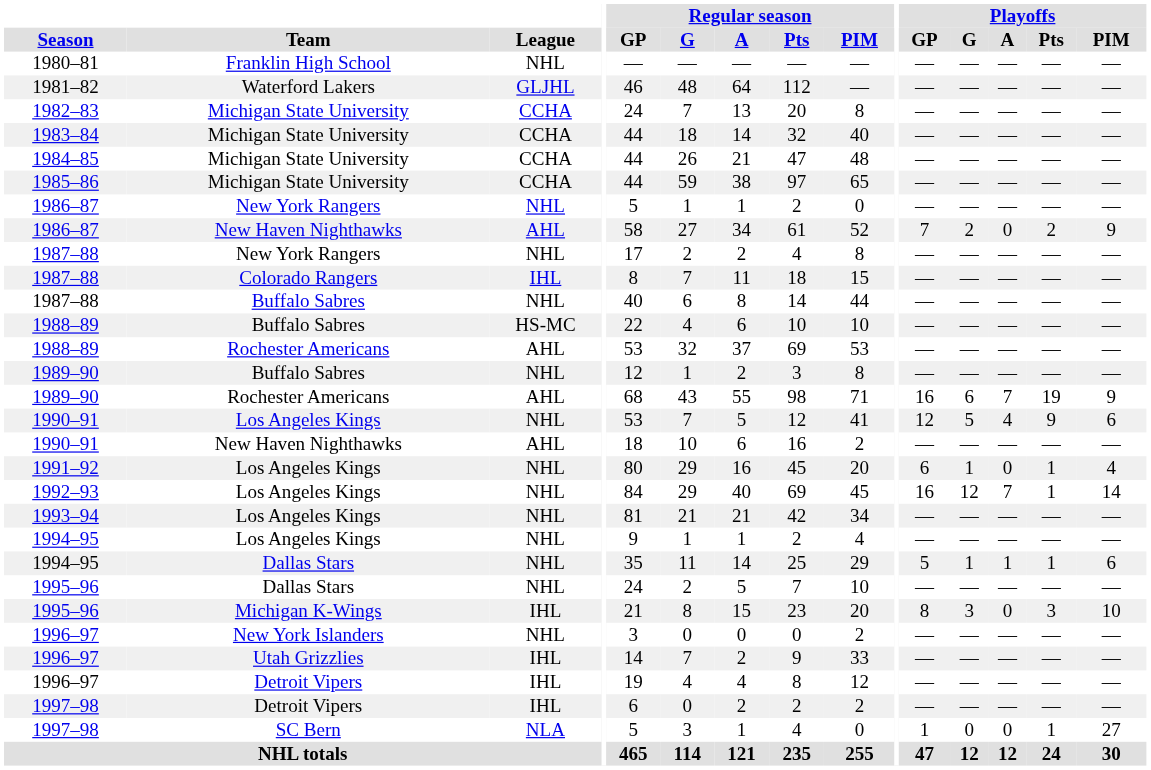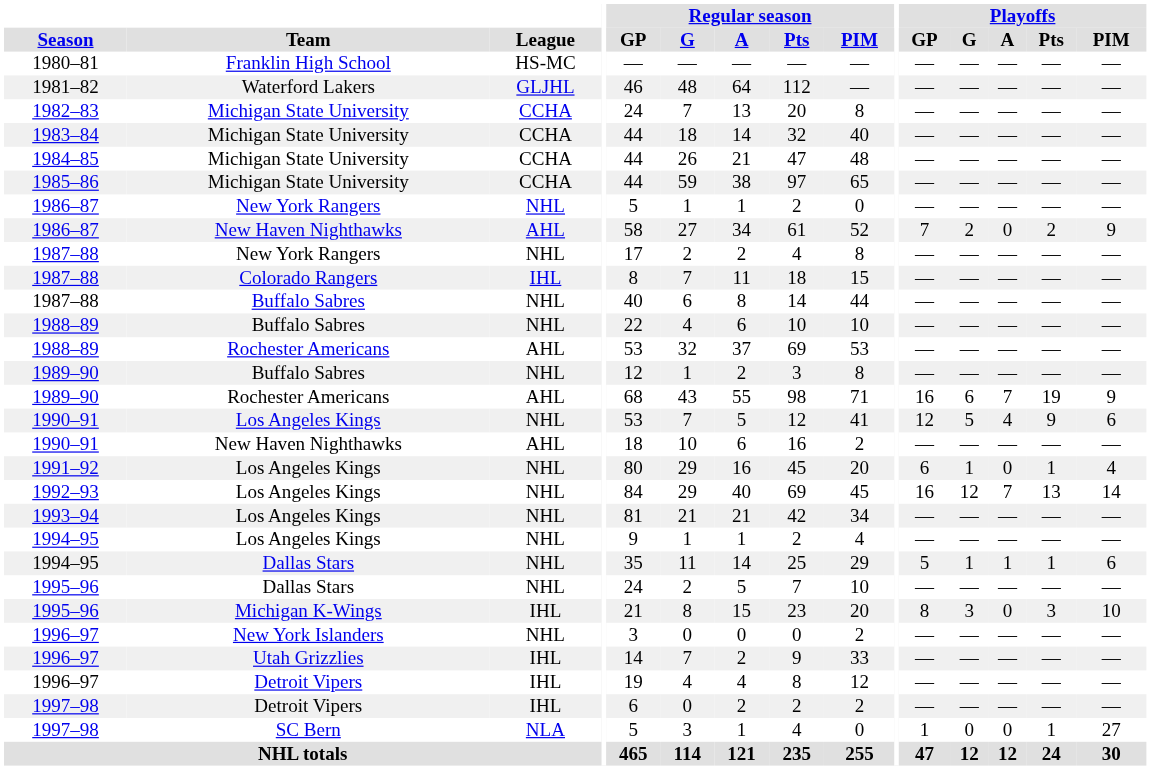(545, 63) NHL -> (545, 63) HS-MC
(545, 325) HS-MC -> (545, 325) NHL
(1051, 491) 1 -> (1051, 491) 13
